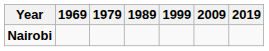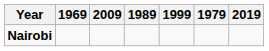columns swapped: (107, 14) <-> (212, 14)
